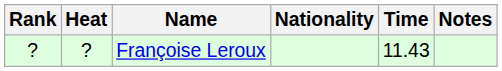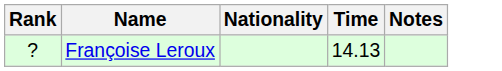- column: (86, 19)
(406, 50) 11.43 -> (356, 50) 14.13
